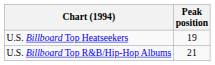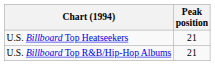(192, 38) 19 -> (192, 38) 21
